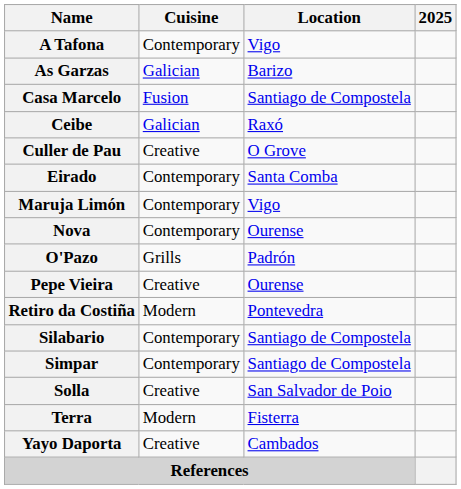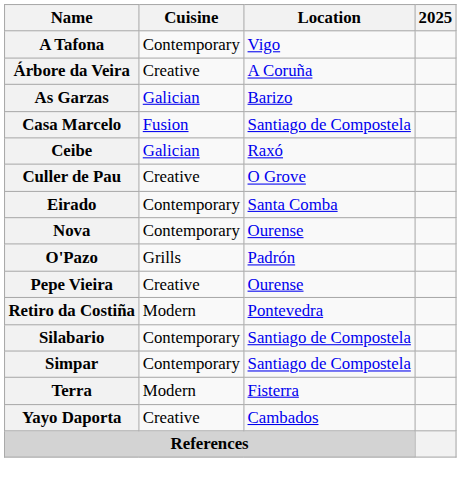+ row: (72, 71)
- row: (72, 204)
- row: (72, 390)
